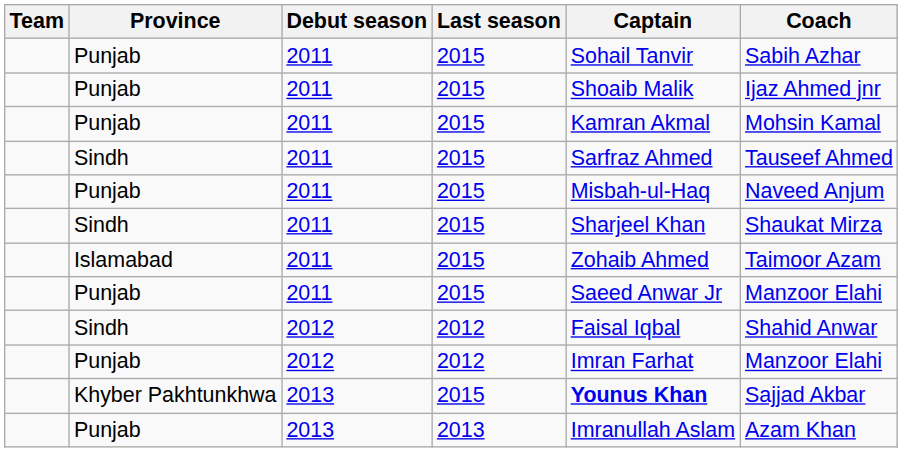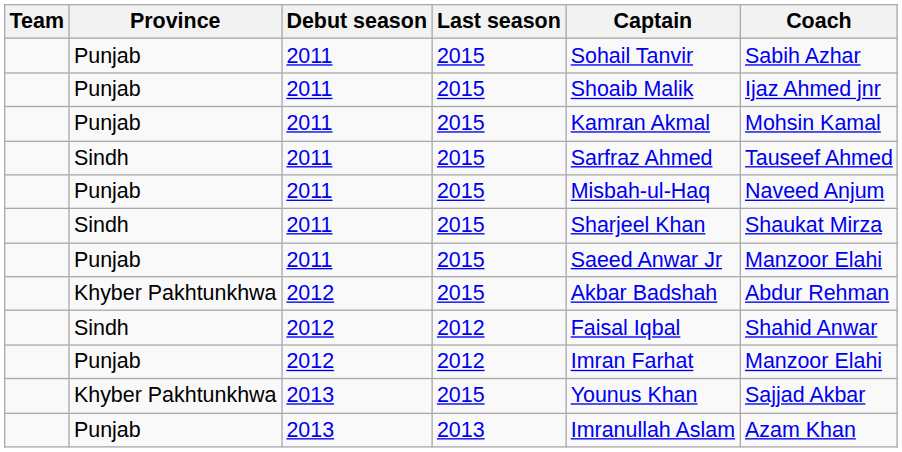- row: (123, 259)
+ row: (175, 293)
(639, 395) bold -> (634, 395) normal
